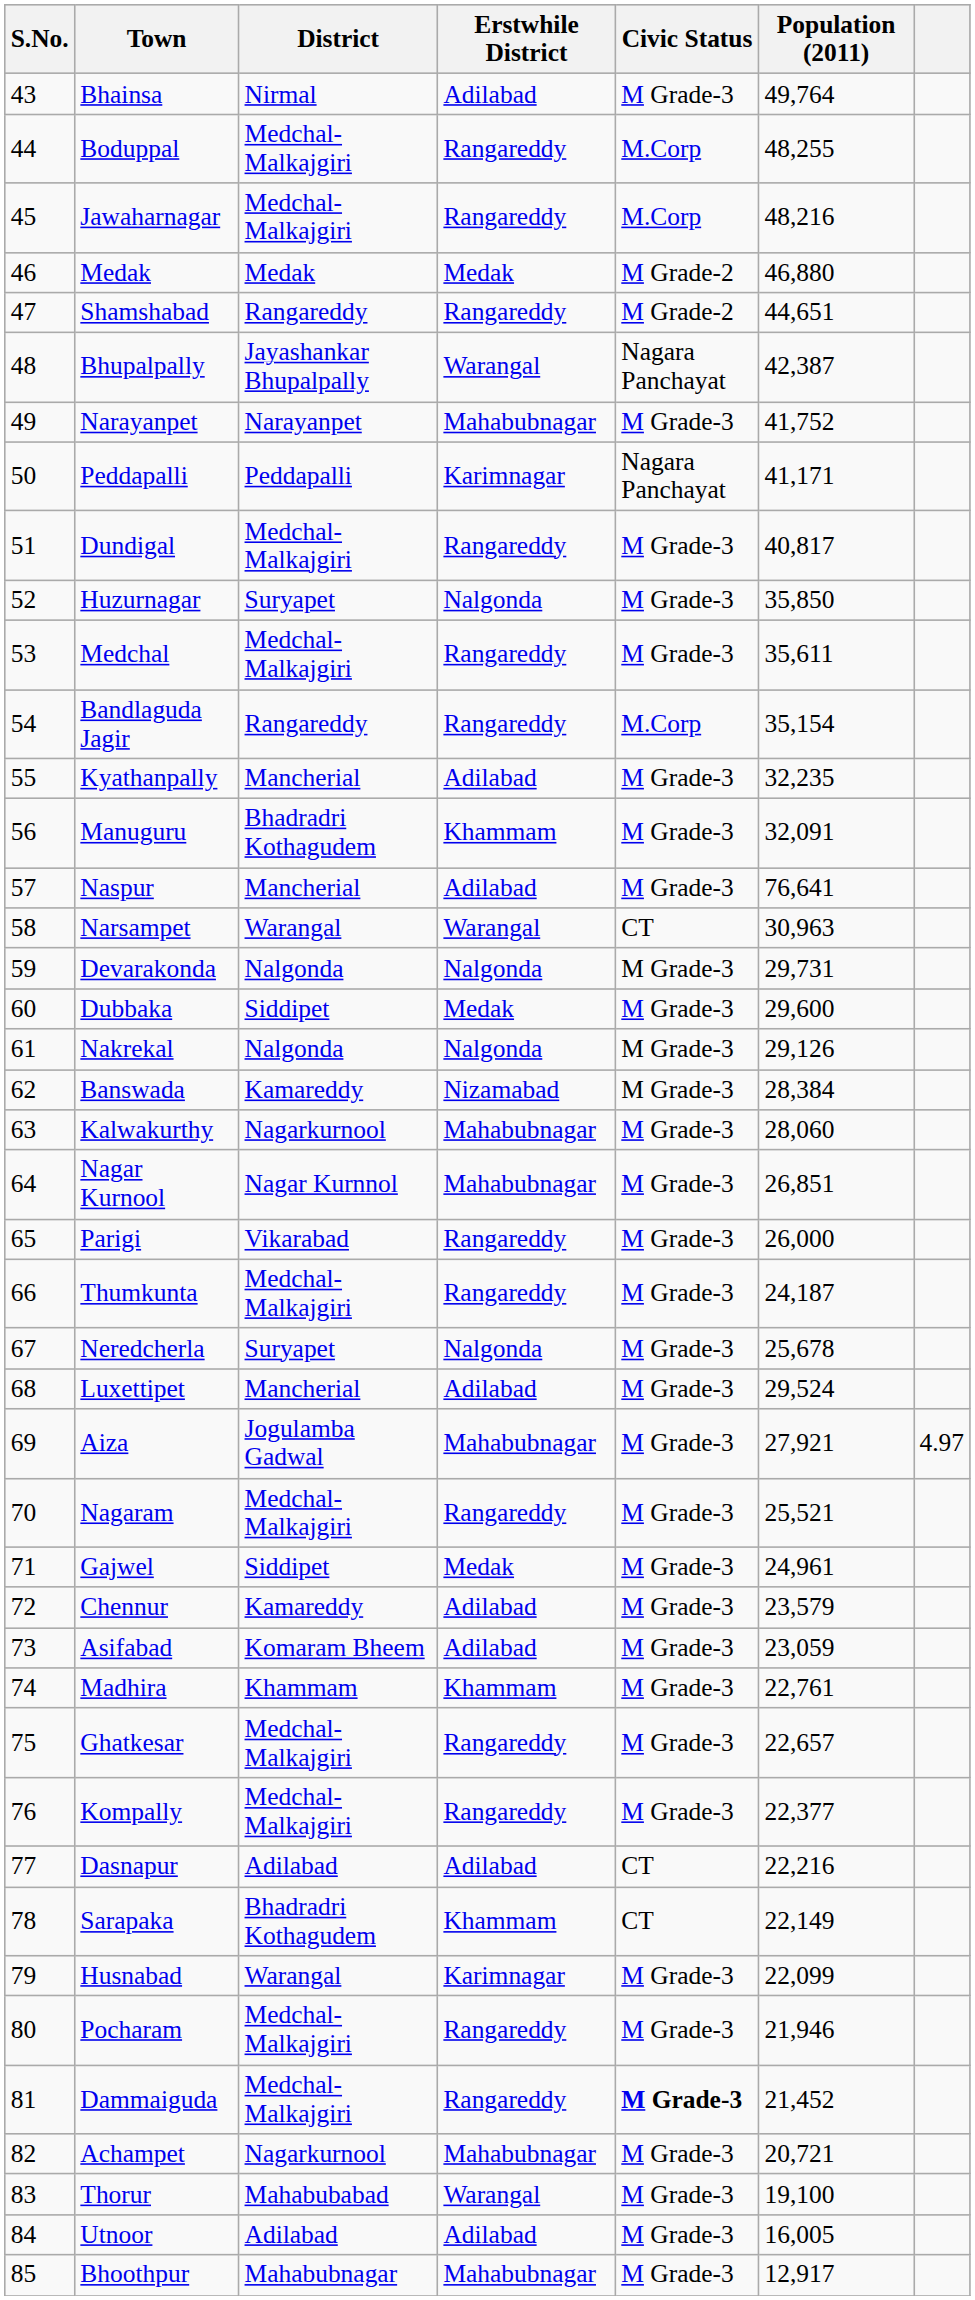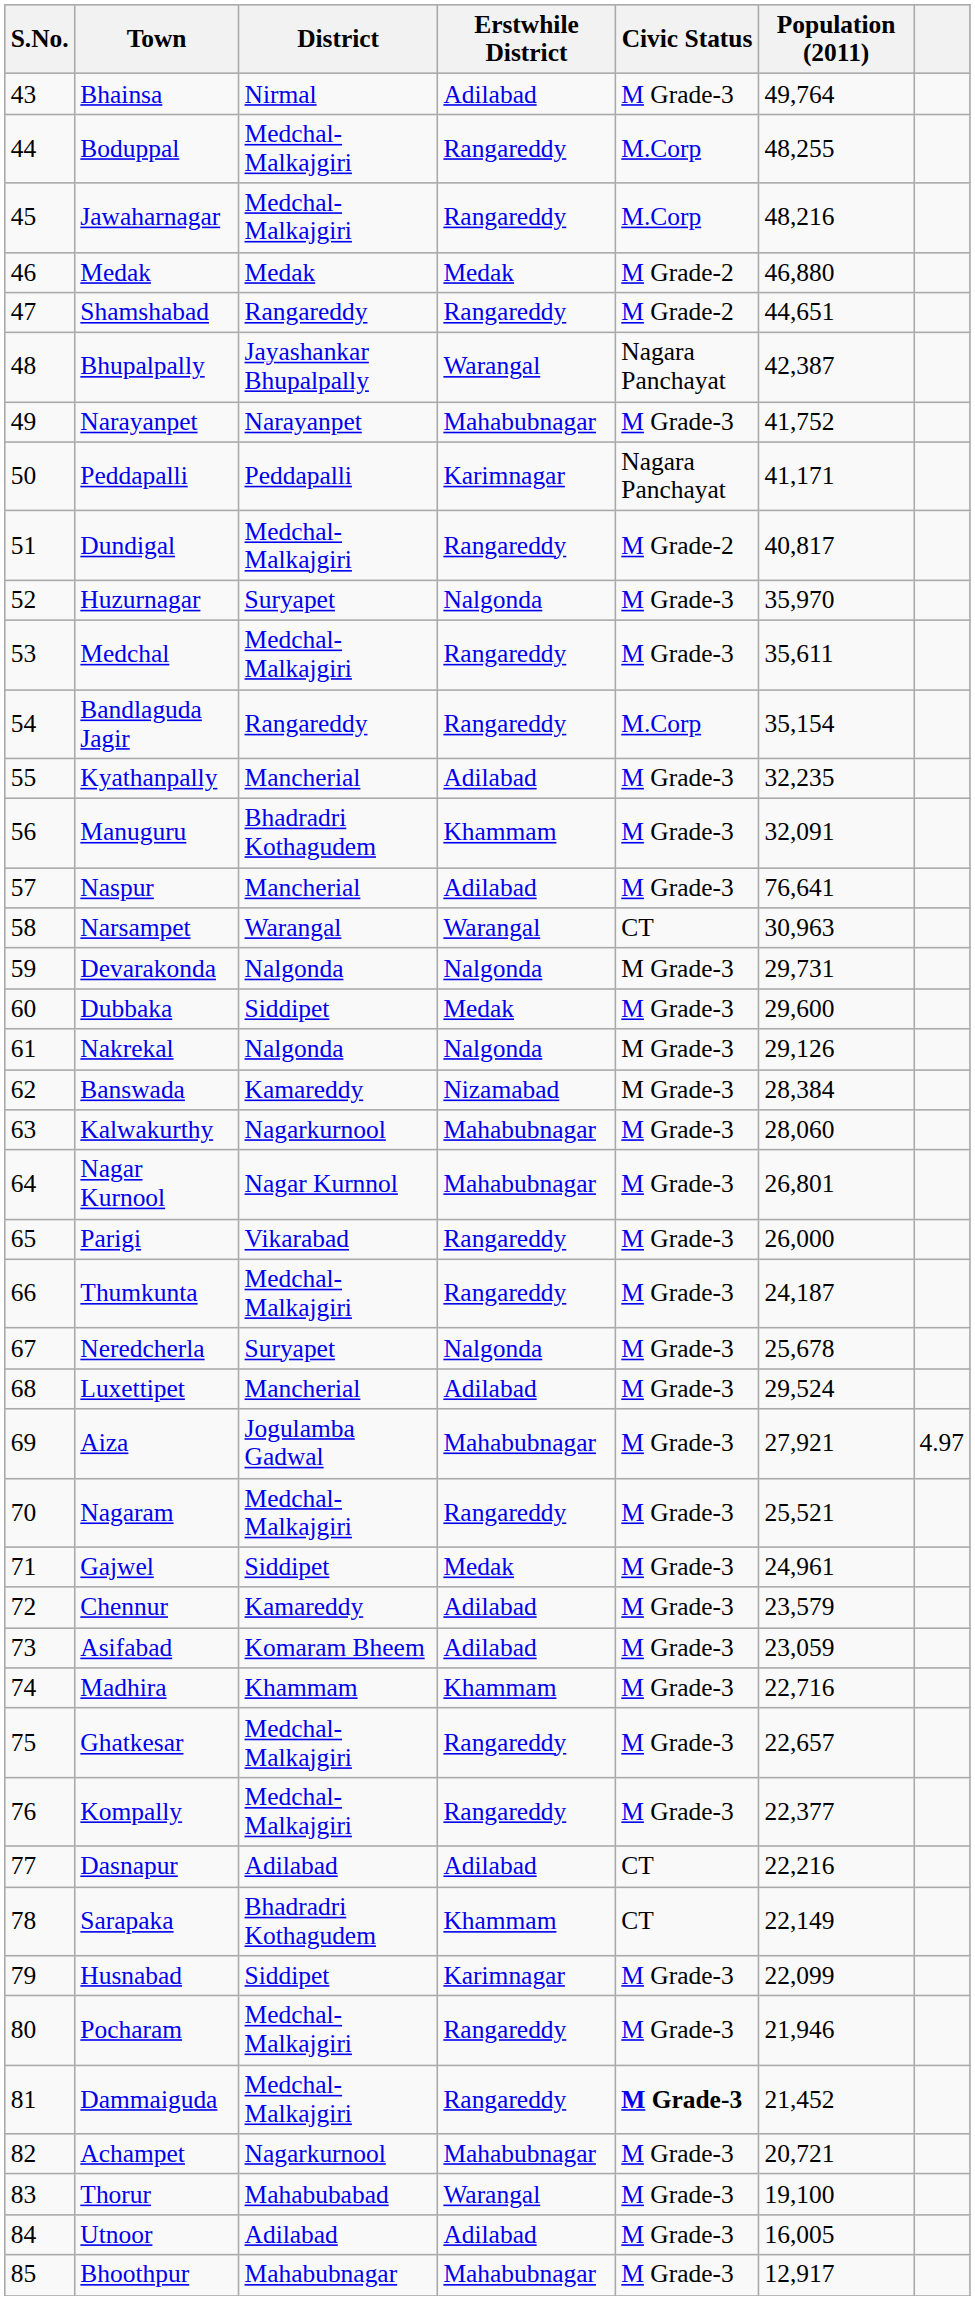(677, 545) M Grade-3 -> (677, 545) M Grade-2
(799, 599) 35,850 -> (799, 599) 35,970
(799, 1184) 26,851 -> (799, 1184) 26,801
(799, 1687) 22,761 -> (799, 1687) 22,716
(293, 1975) Warangal -> (287, 1975) Siddipet
